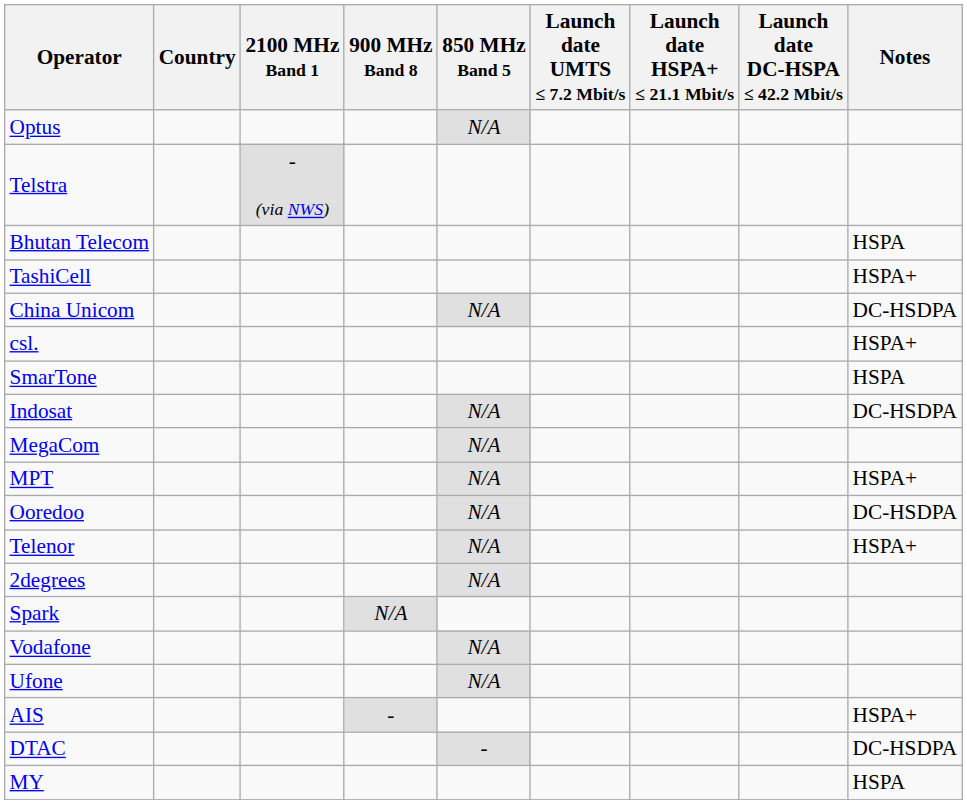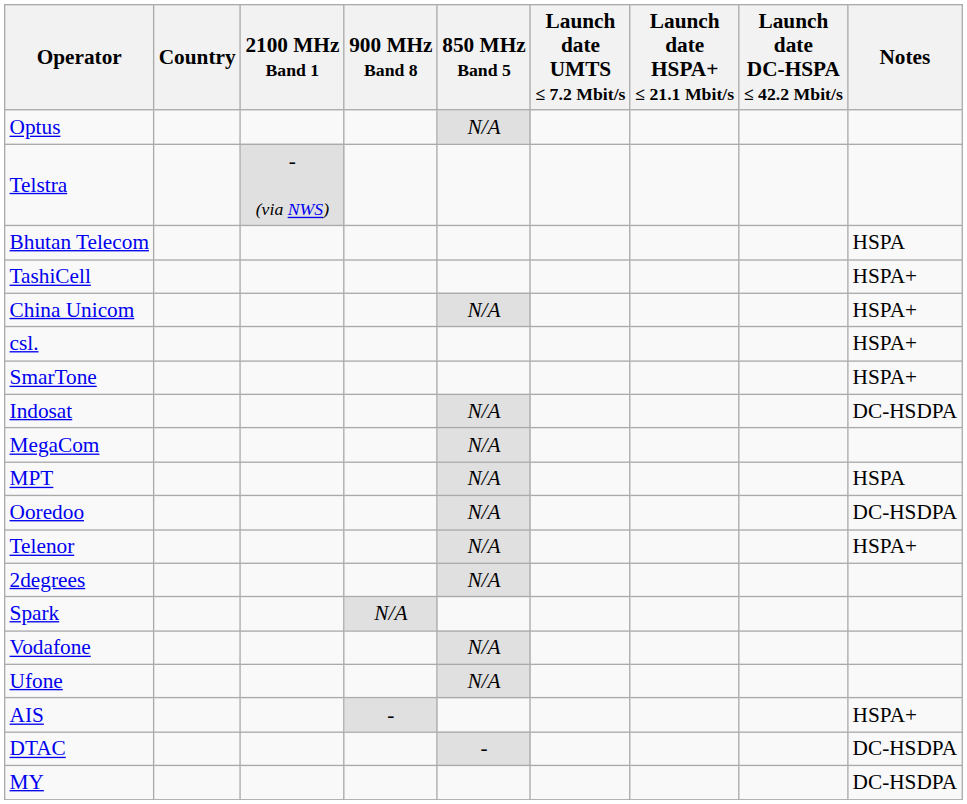(905, 309) DC-HSDPA -> (885, 309) HSPA+
(879, 377) HSPA -> (885, 377) HSPA+
(885, 478) HSPA+ -> (879, 478) HSPA
(879, 782) HSPA -> (905, 782) DC-HSDPA
